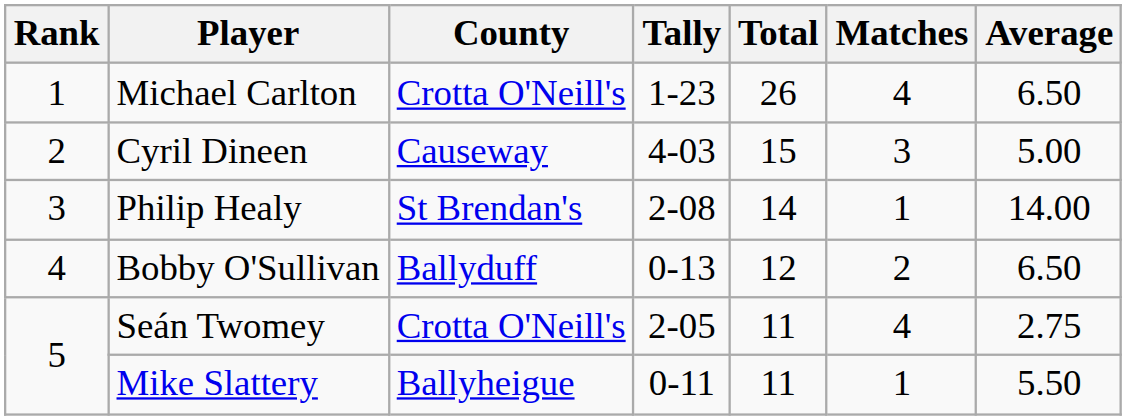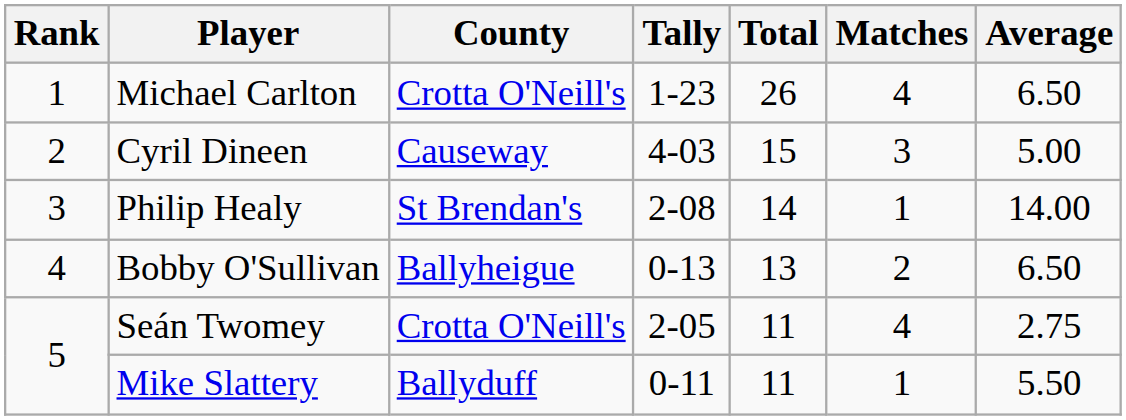(467, 267) Ballyduff -> (486, 267) Ballyheigue
(778, 267) 12 -> (778, 267) 13
(486, 383) Ballyheigue -> (467, 383) Ballyduff
